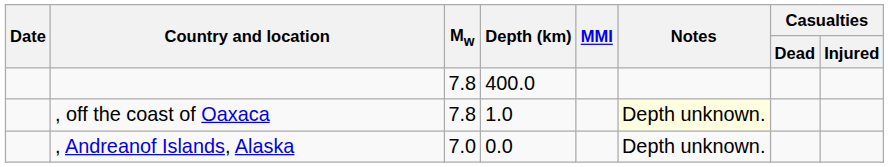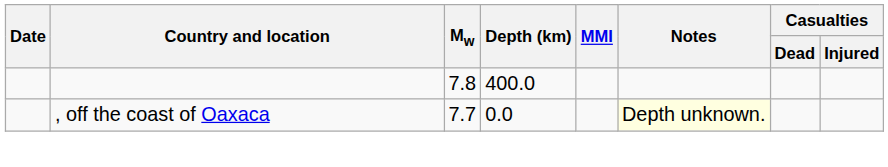(462, 114) 7.8 -> (462, 114) 7.7
(499, 114) 1.0 -> (499, 114) 0.0
- row: (175, 146)
